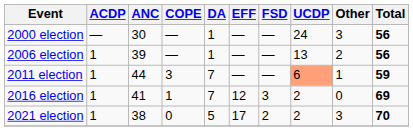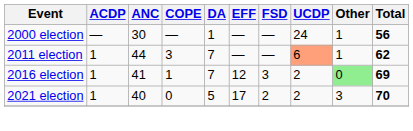(339, 34) 3 -> (339, 34) 1
- row: (45, 55)
(383, 75) 59 -> (383, 55) 62
(339, 95) no background -> (339, 75) lightgreen background
(139, 116) 38 -> (139, 95) 40
